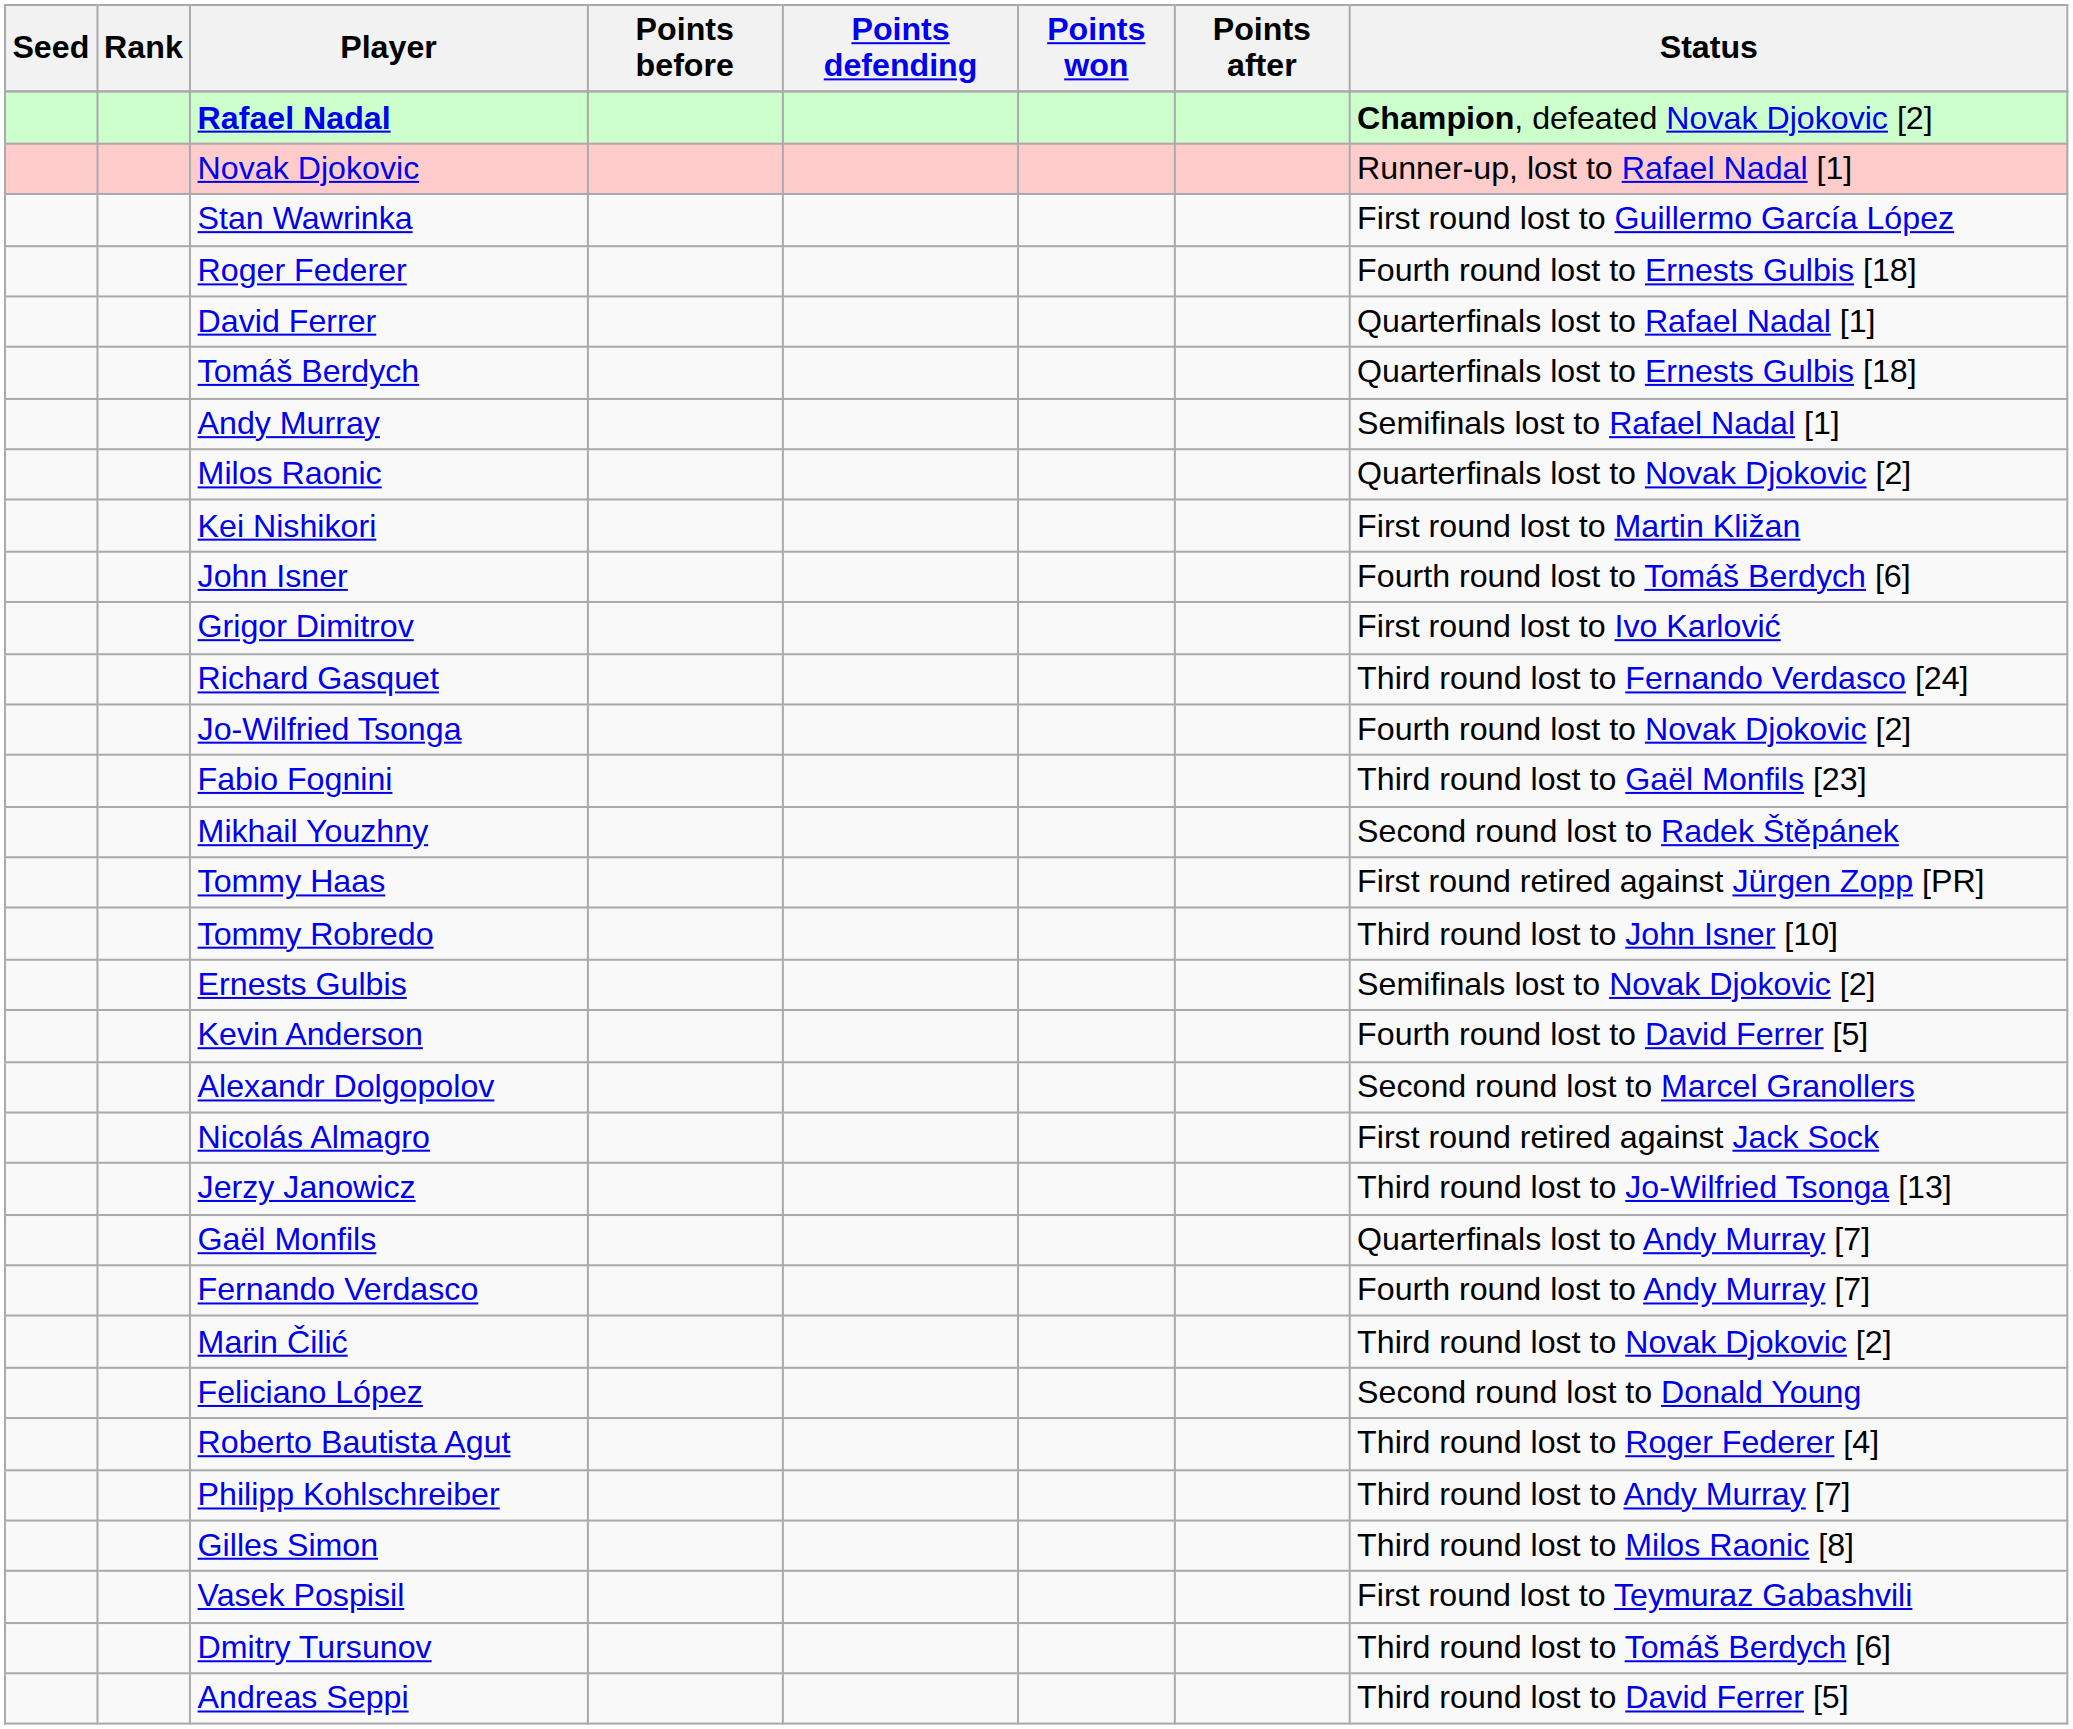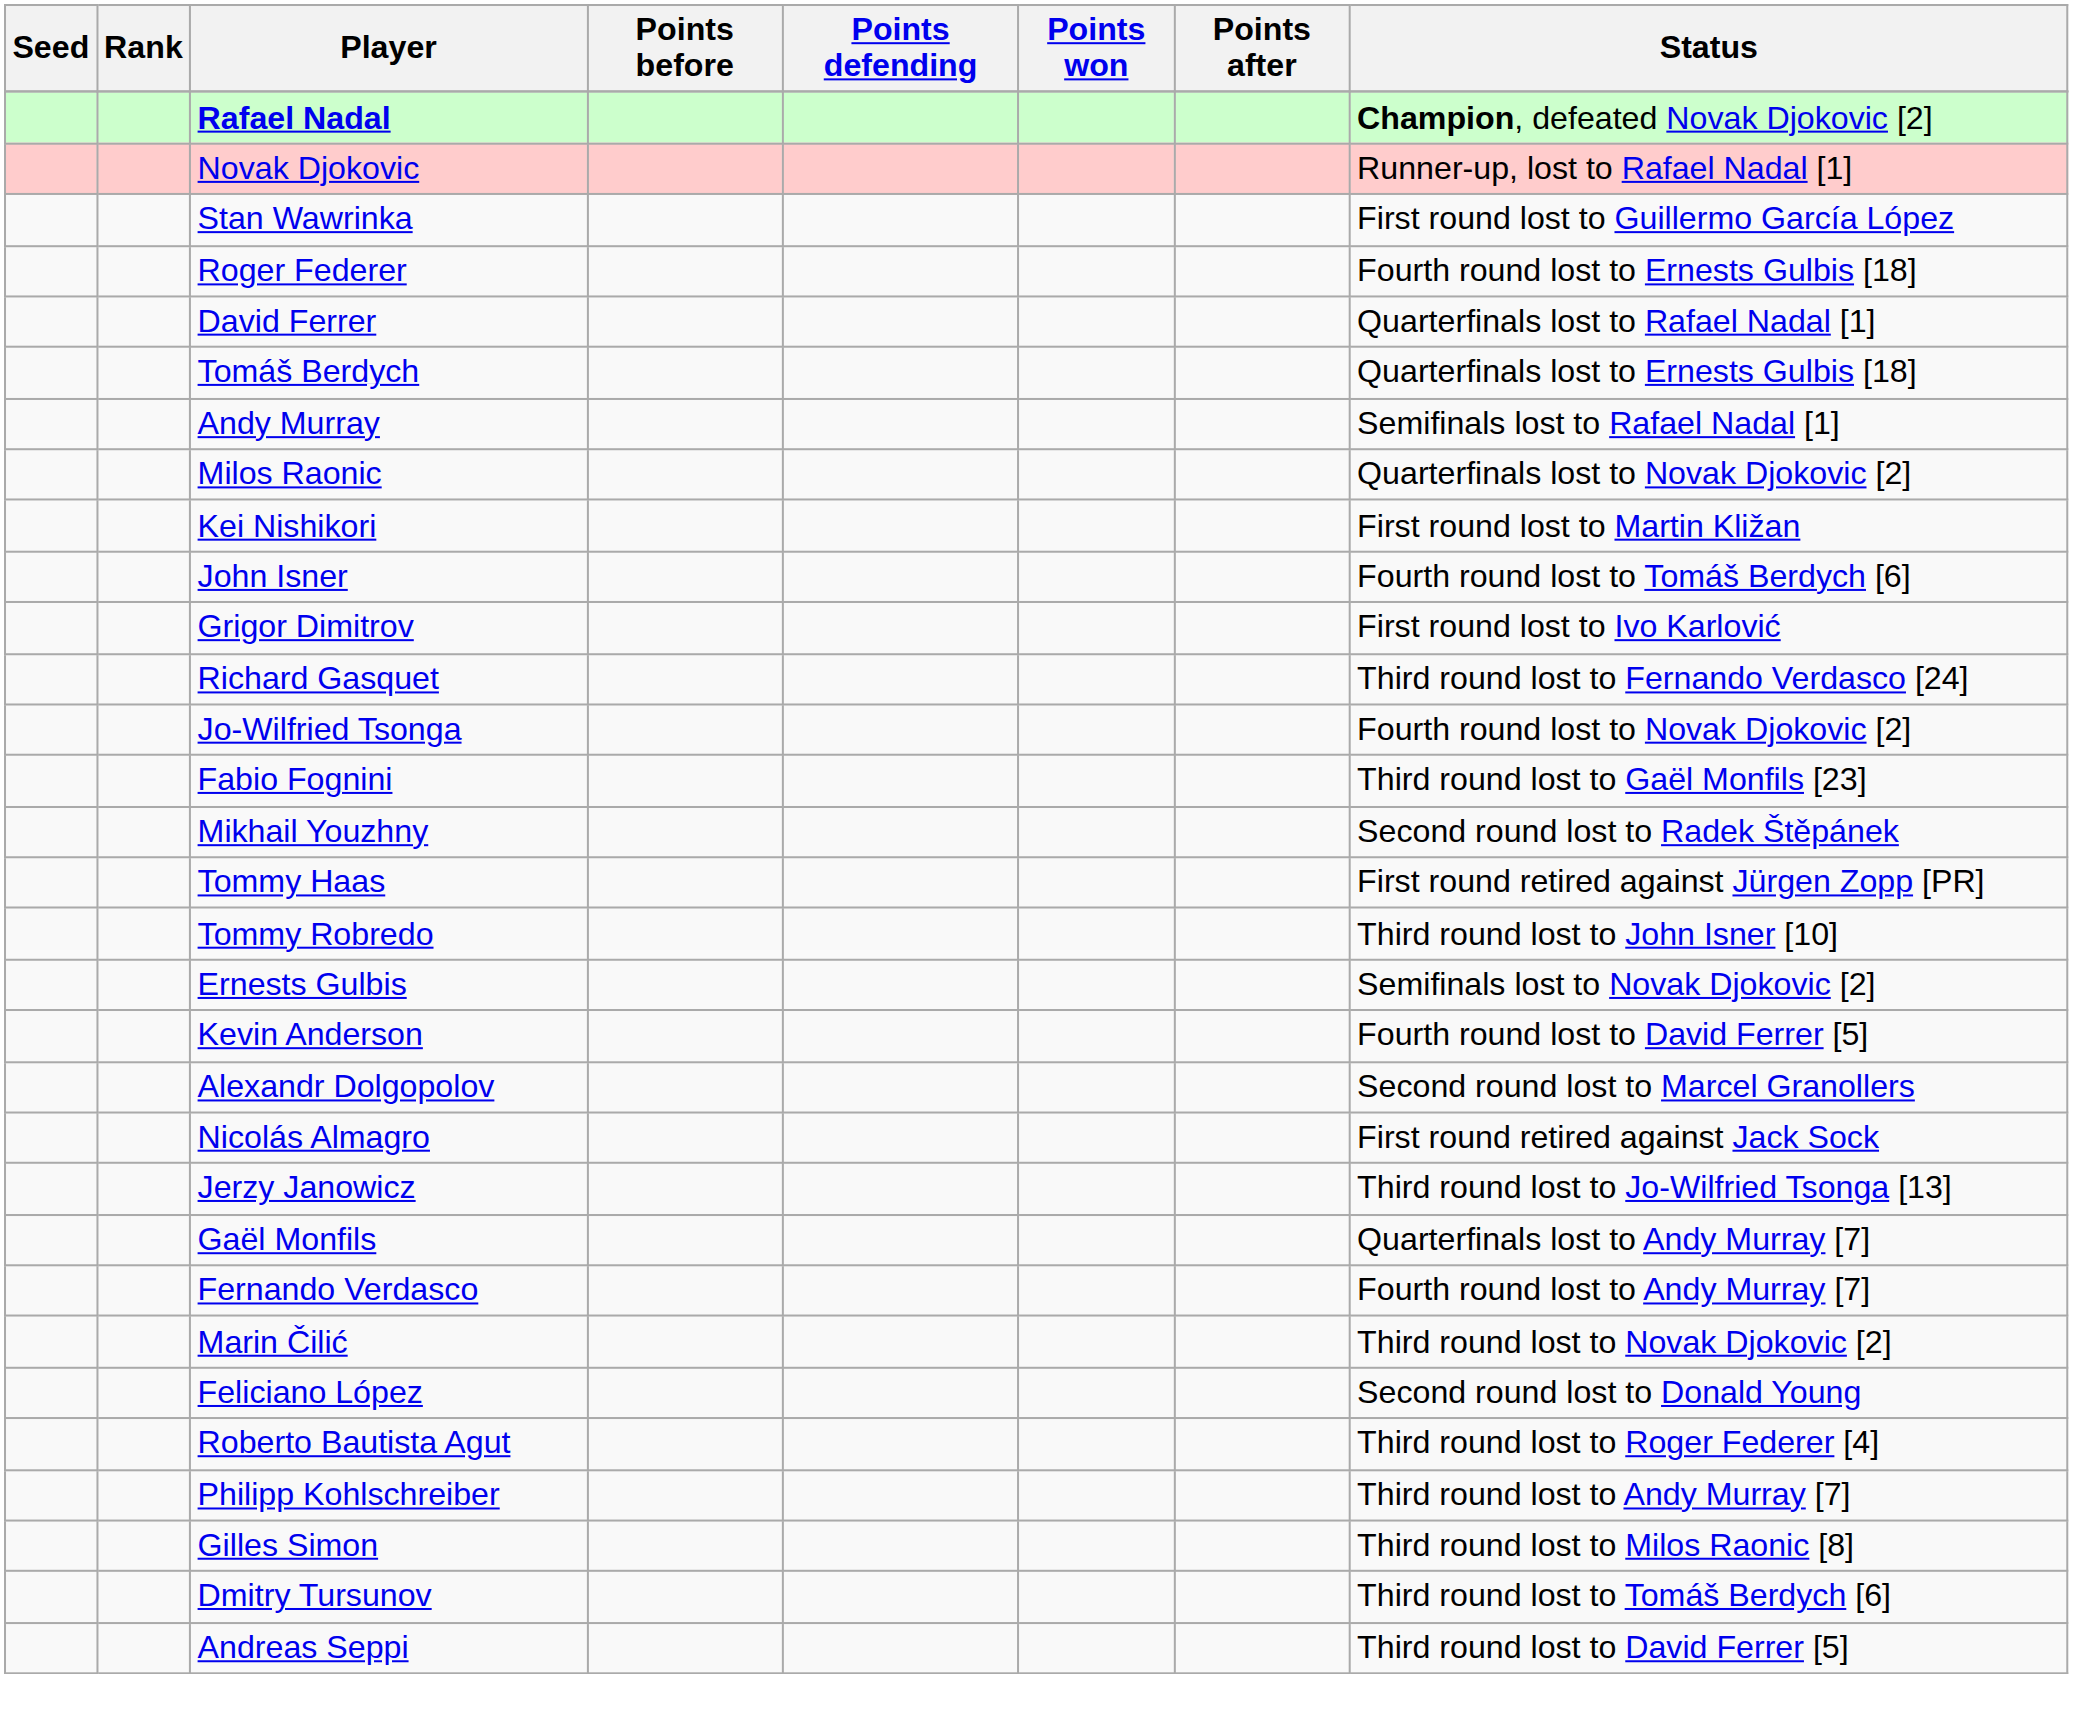- row: (301, 1596)
